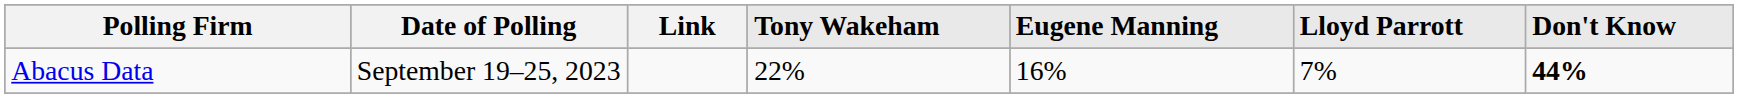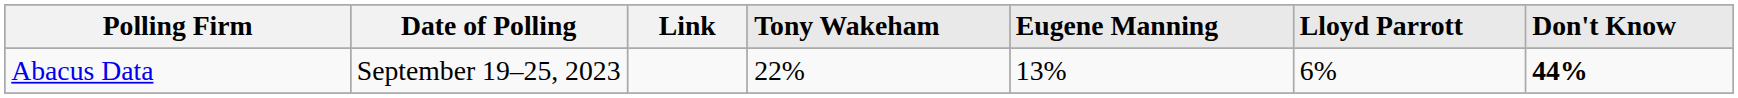(1041, 70) 16% -> (1041, 70) 13%
(1318, 70) 7% -> (1318, 70) 6%
